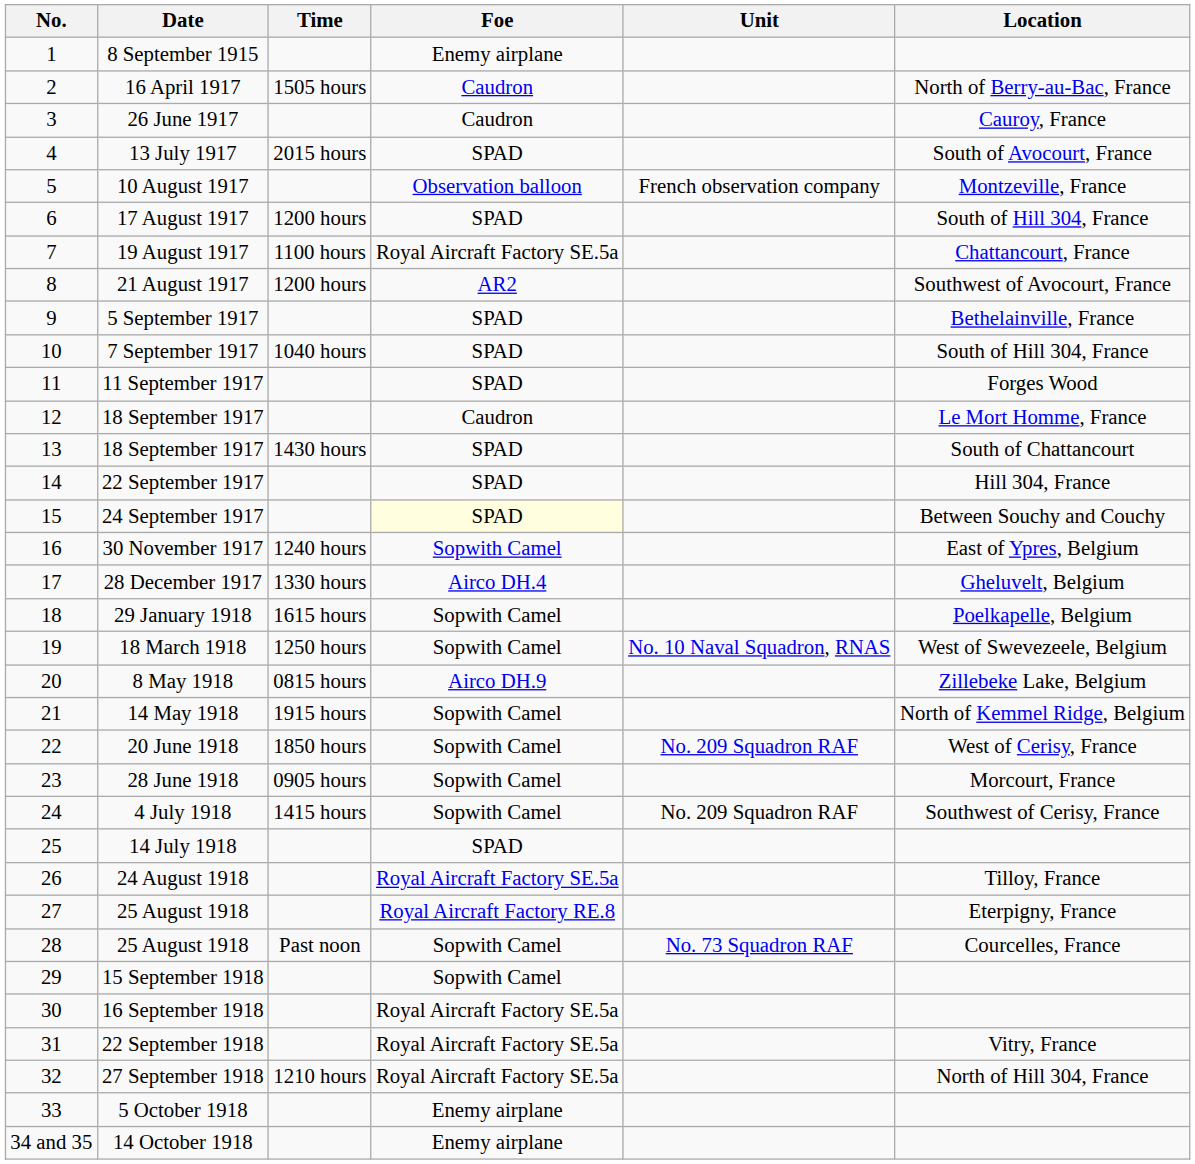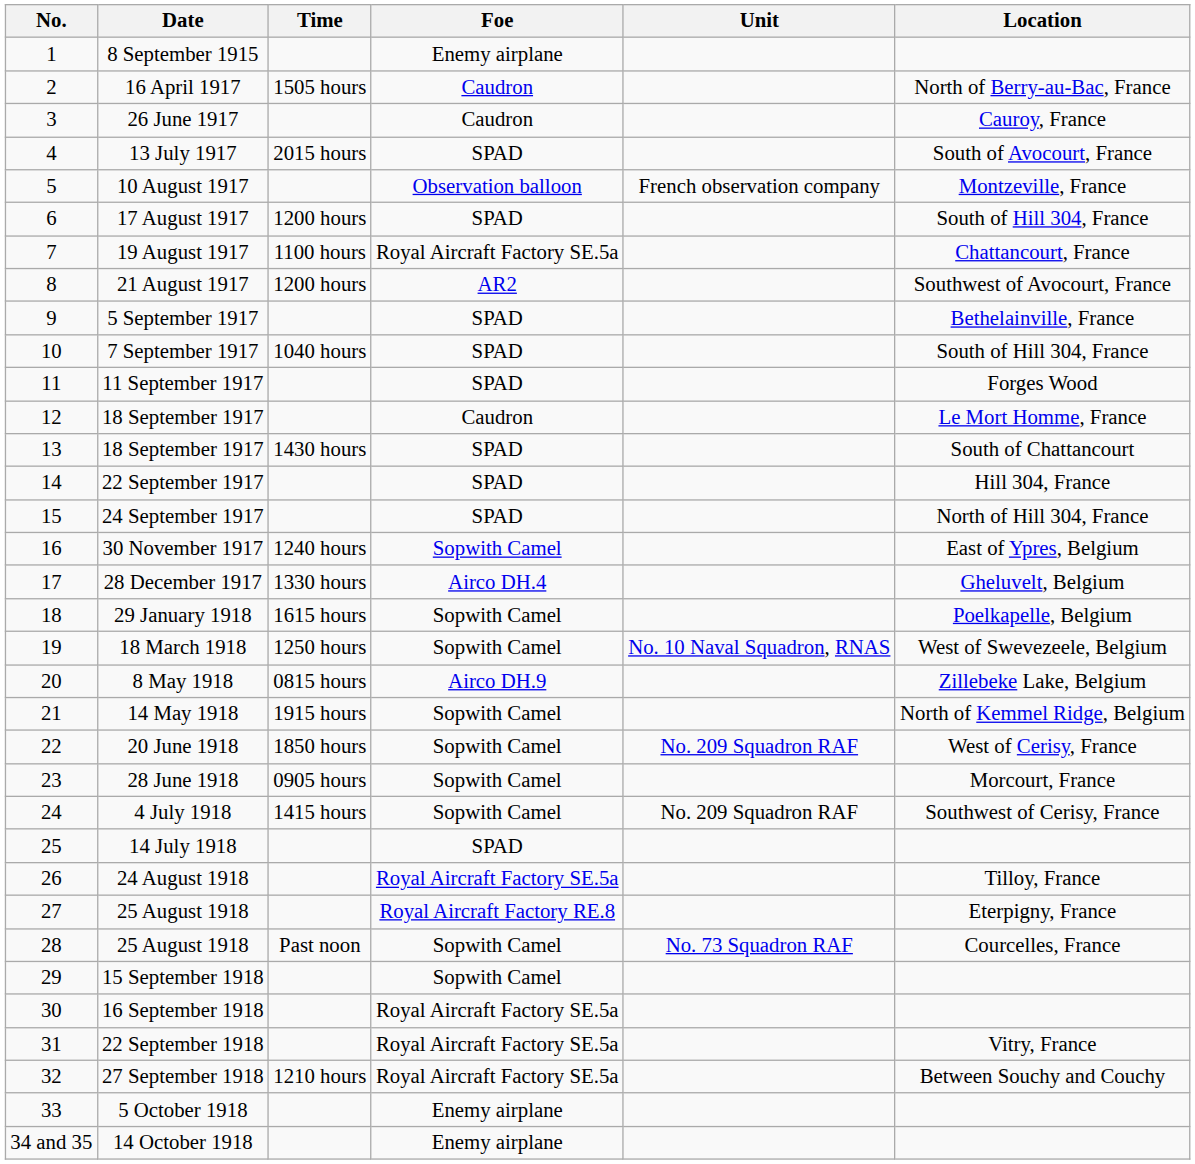(497, 515) lightyellow background -> (497, 515) no background
(1042, 515) Between Souchy and Couchy -> (1042, 515) North of Hill 304, France
(1042, 1076) North of Hill 304, France -> (1042, 1076) Between Souchy and Couchy
